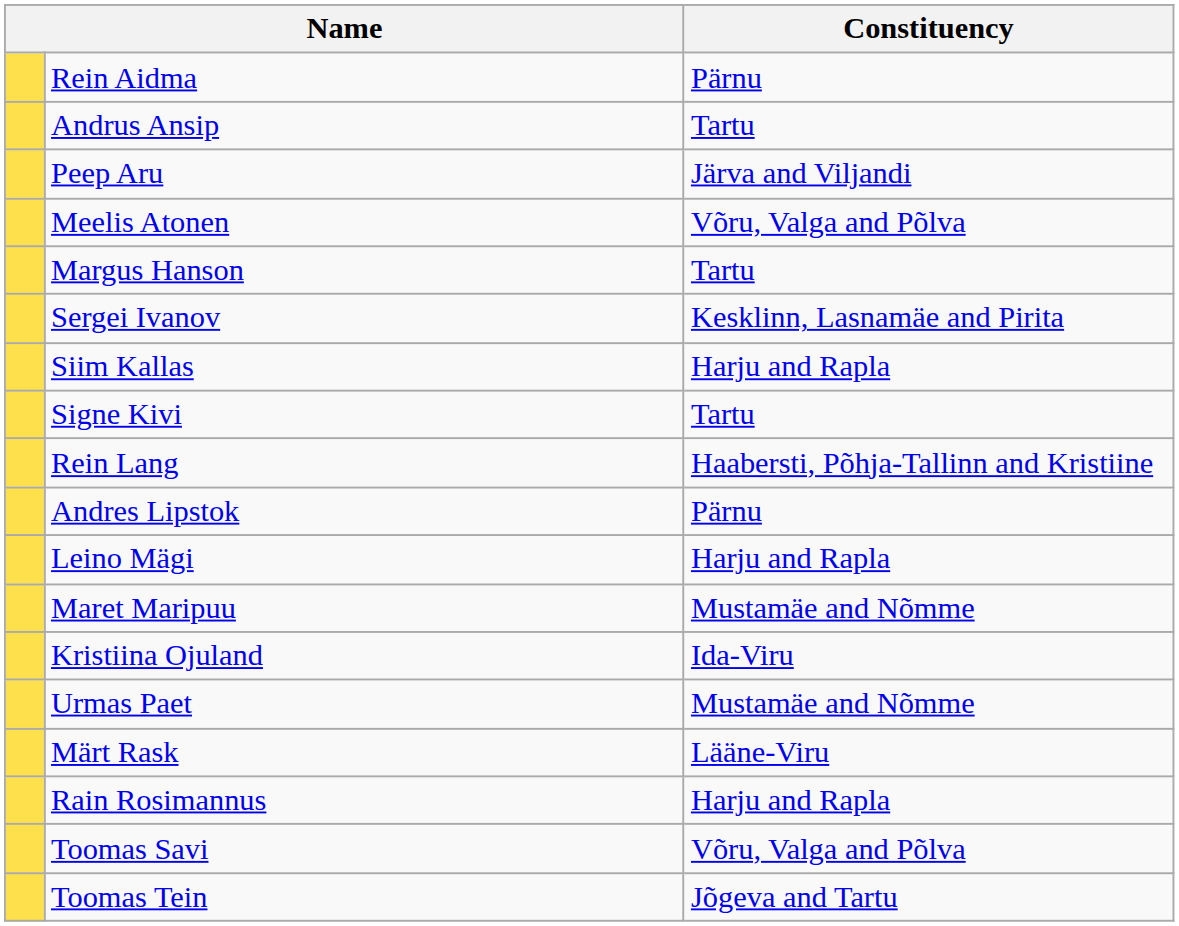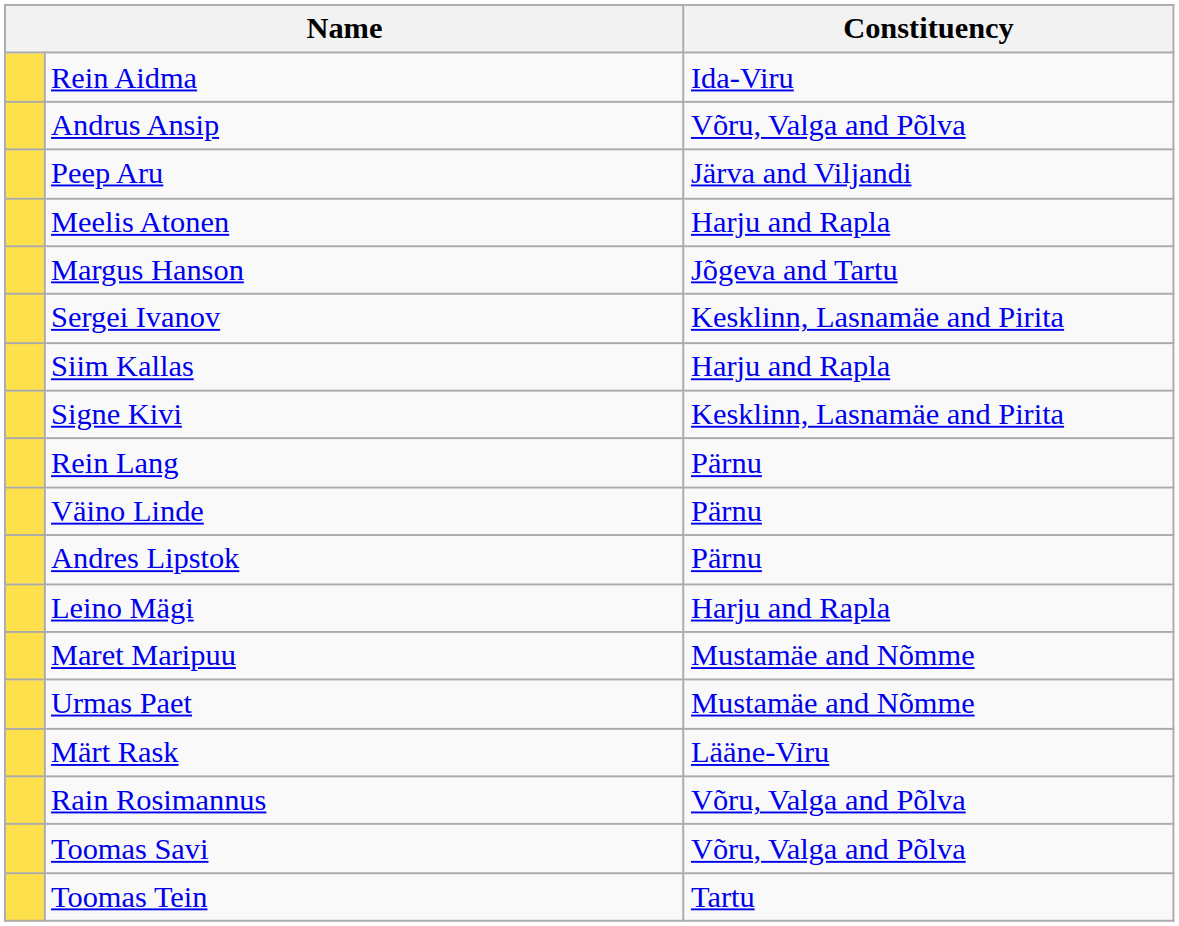(726, 76) Pärnu -> (742, 76) Ida-Viru
(723, 125) Tartu -> (828, 125) Võru, Valga and Põlva
(828, 221) Võru, Valga and Põlva -> (791, 221) Harju and Rapla
(723, 269) Tartu -> (794, 269) Jõgeva and Tartu
(723, 414) Tartu -> (878, 414) Kesklinn, Lasnamäe and Pirita
(922, 462) Haabersti, Põhja-Tallinn and Kristiine -> (726, 462) Pärnu
+ row: (127, 510)
- row: (157, 655)
(791, 800) Harju and Rapla -> (828, 800) Võru, Valga and Põlva
(794, 896) Jõgeva and Tartu -> (723, 896) Tartu
